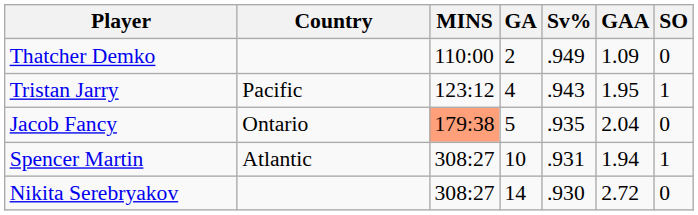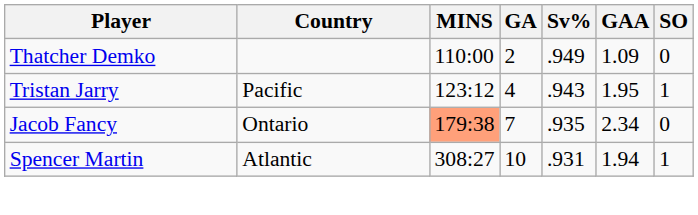(510, 124) 5 -> (510, 124) 7
(620, 124) 2.04 -> (620, 124) 2.34
- row: (94, 192)
